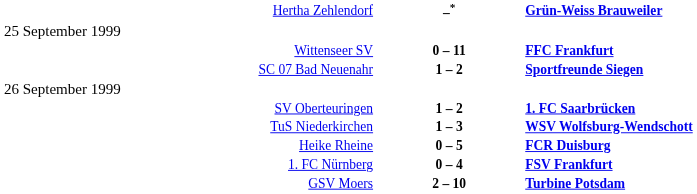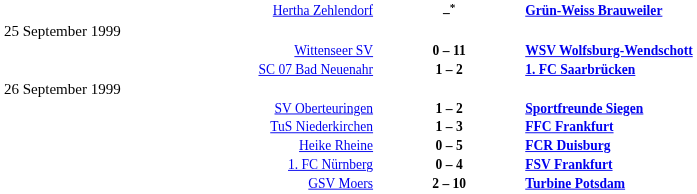(569, 50) FFC Frankfurt -> (609, 50) WSV Wolfsburg-Wendschott
(584, 69) Sportfreunde Siegen -> (580, 69) 1. FC Saarbrücken
(580, 108) 1. FC Saarbrücken -> (584, 108) Sportfreunde Siegen
(609, 126) WSV Wolfsburg-Wendschott -> (569, 126) FFC Frankfurt
